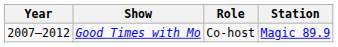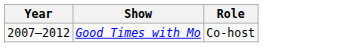- column: (295, 14)
